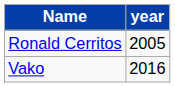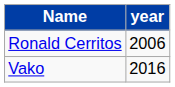(147, 43) 2005 -> (147, 43) 2006
